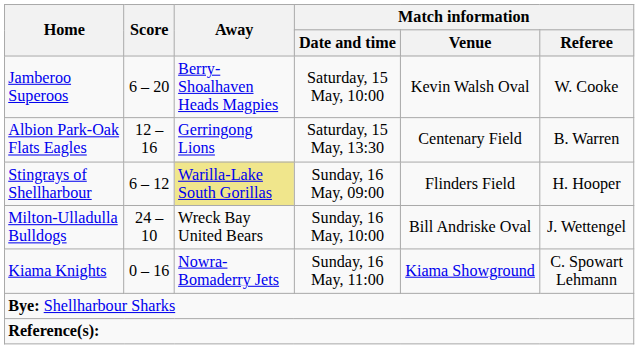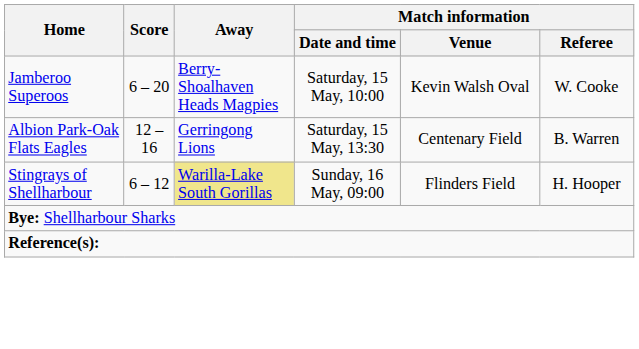- row: (63, 227)
- row: (57, 271)
